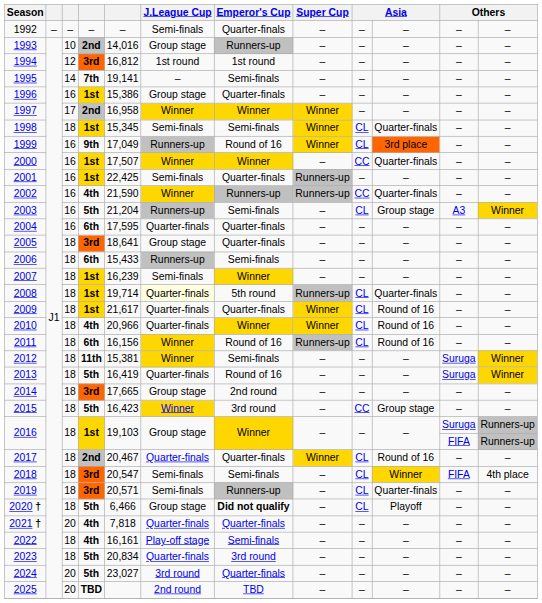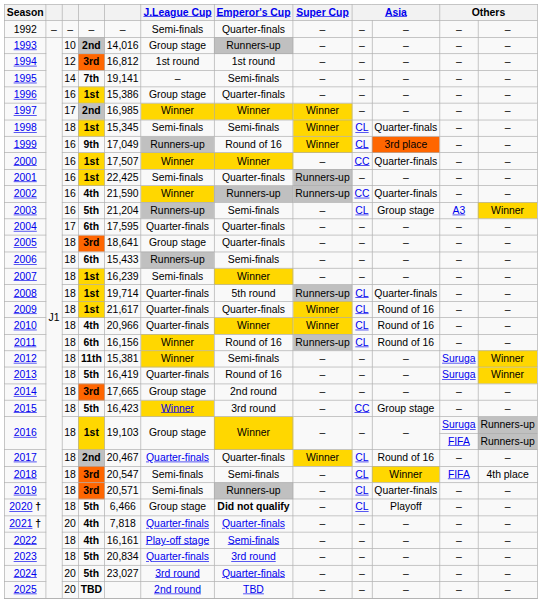(123, 111) 16,958 -> (123, 111) 16,985
(70, 227) 16 -> (70, 227) 17
(178, 293) lightyellow background -> (178, 293) no background
